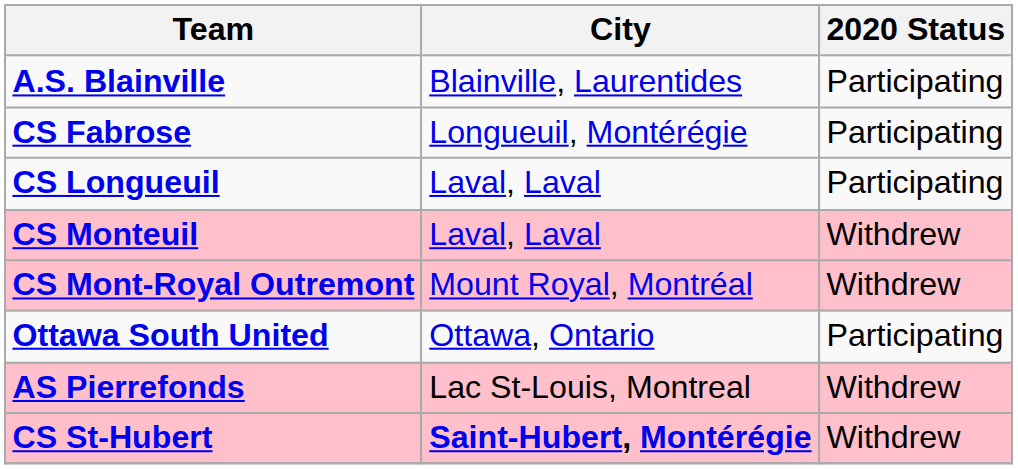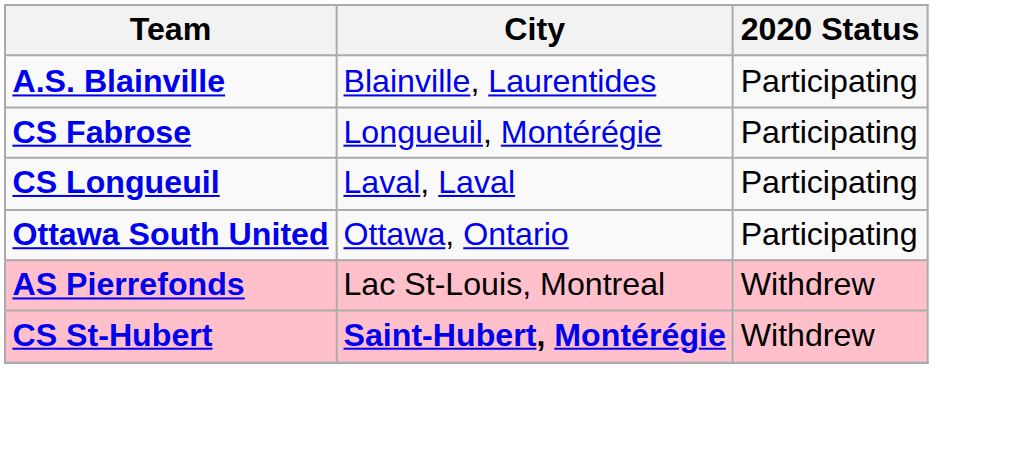- row: (105, 234)
- row: (213, 285)
